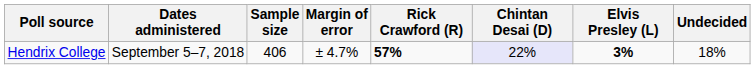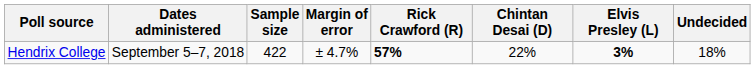(275, 52) 406 -> (275, 52) 422
(522, 52) lavender background -> (522, 52) no background
